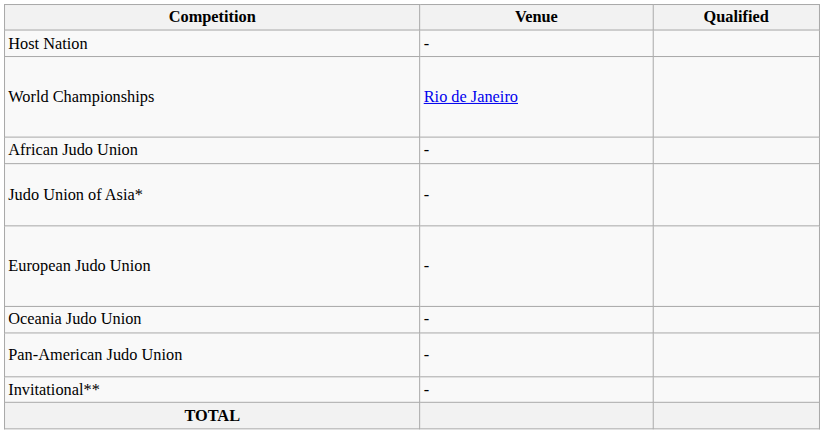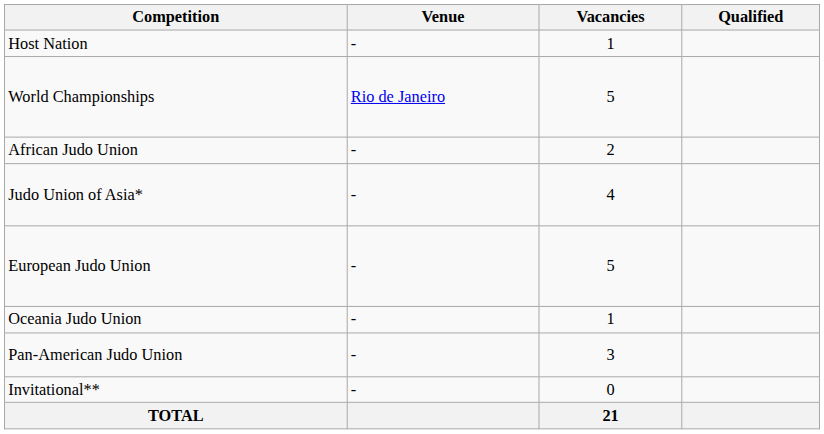+ column: (611, 17)
